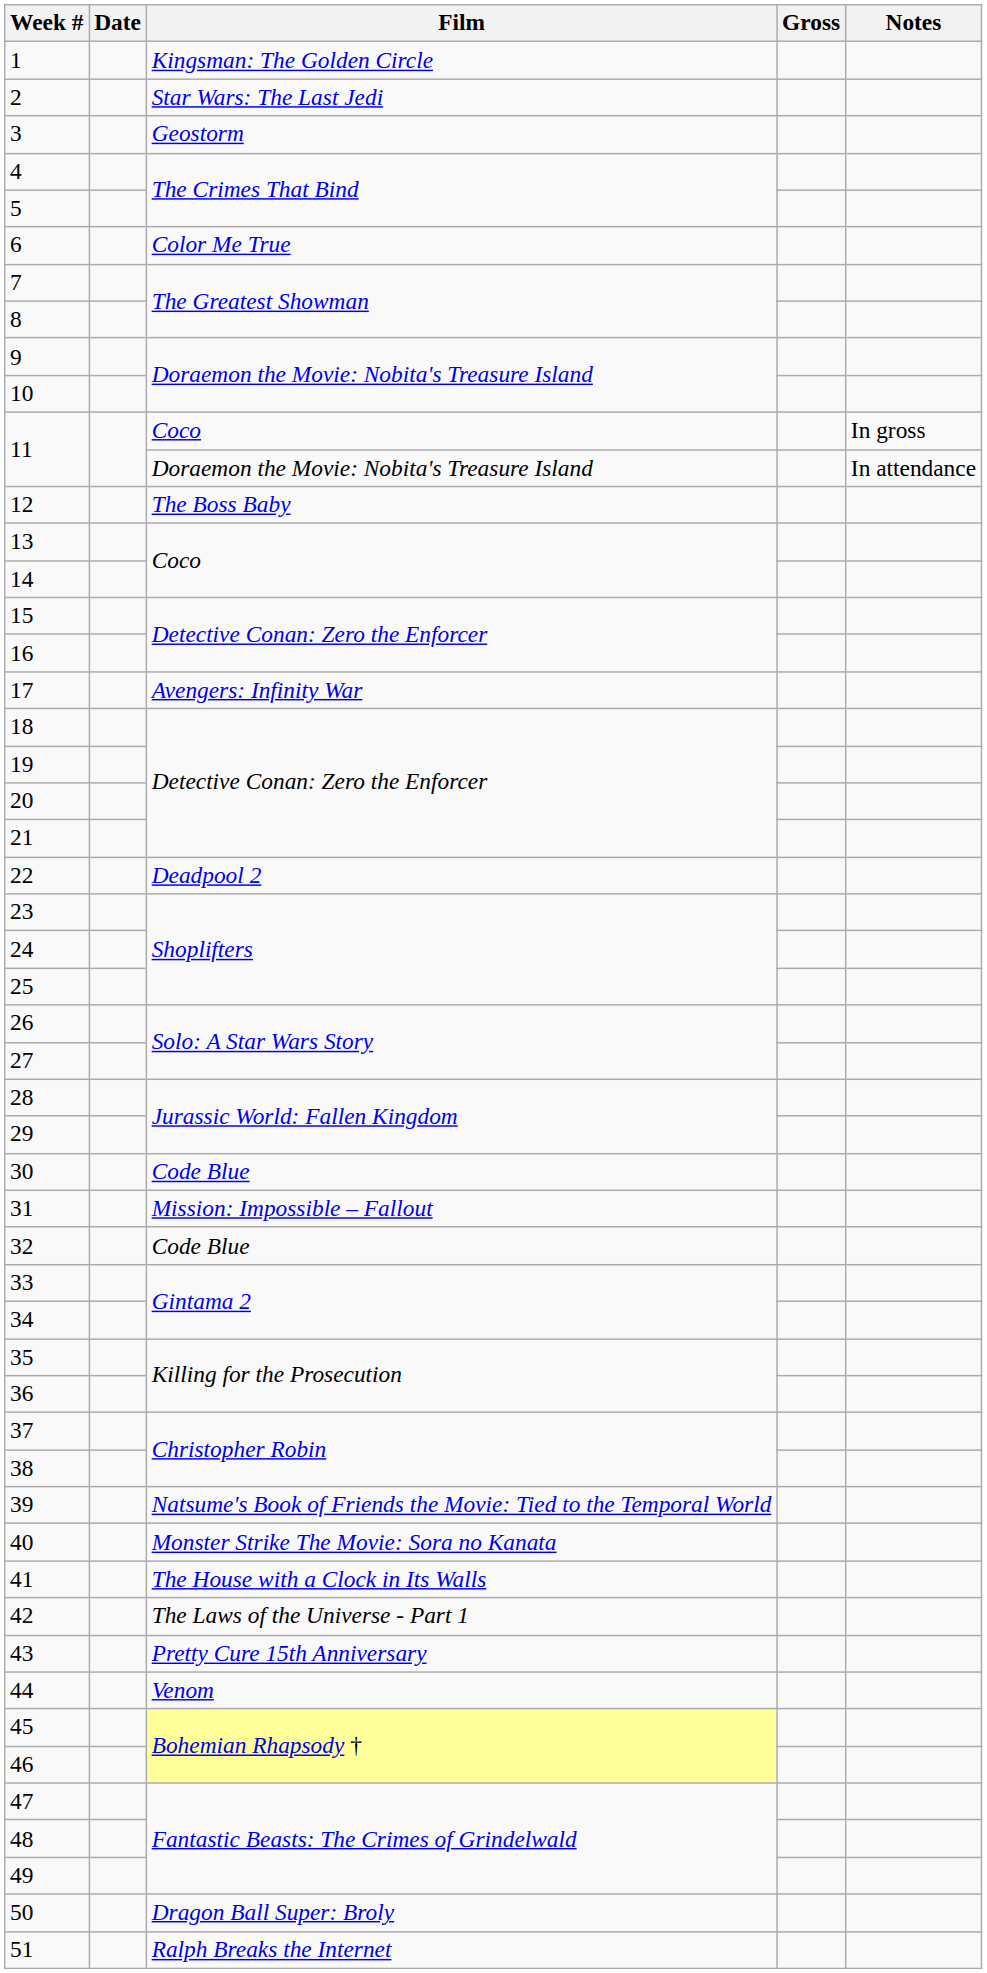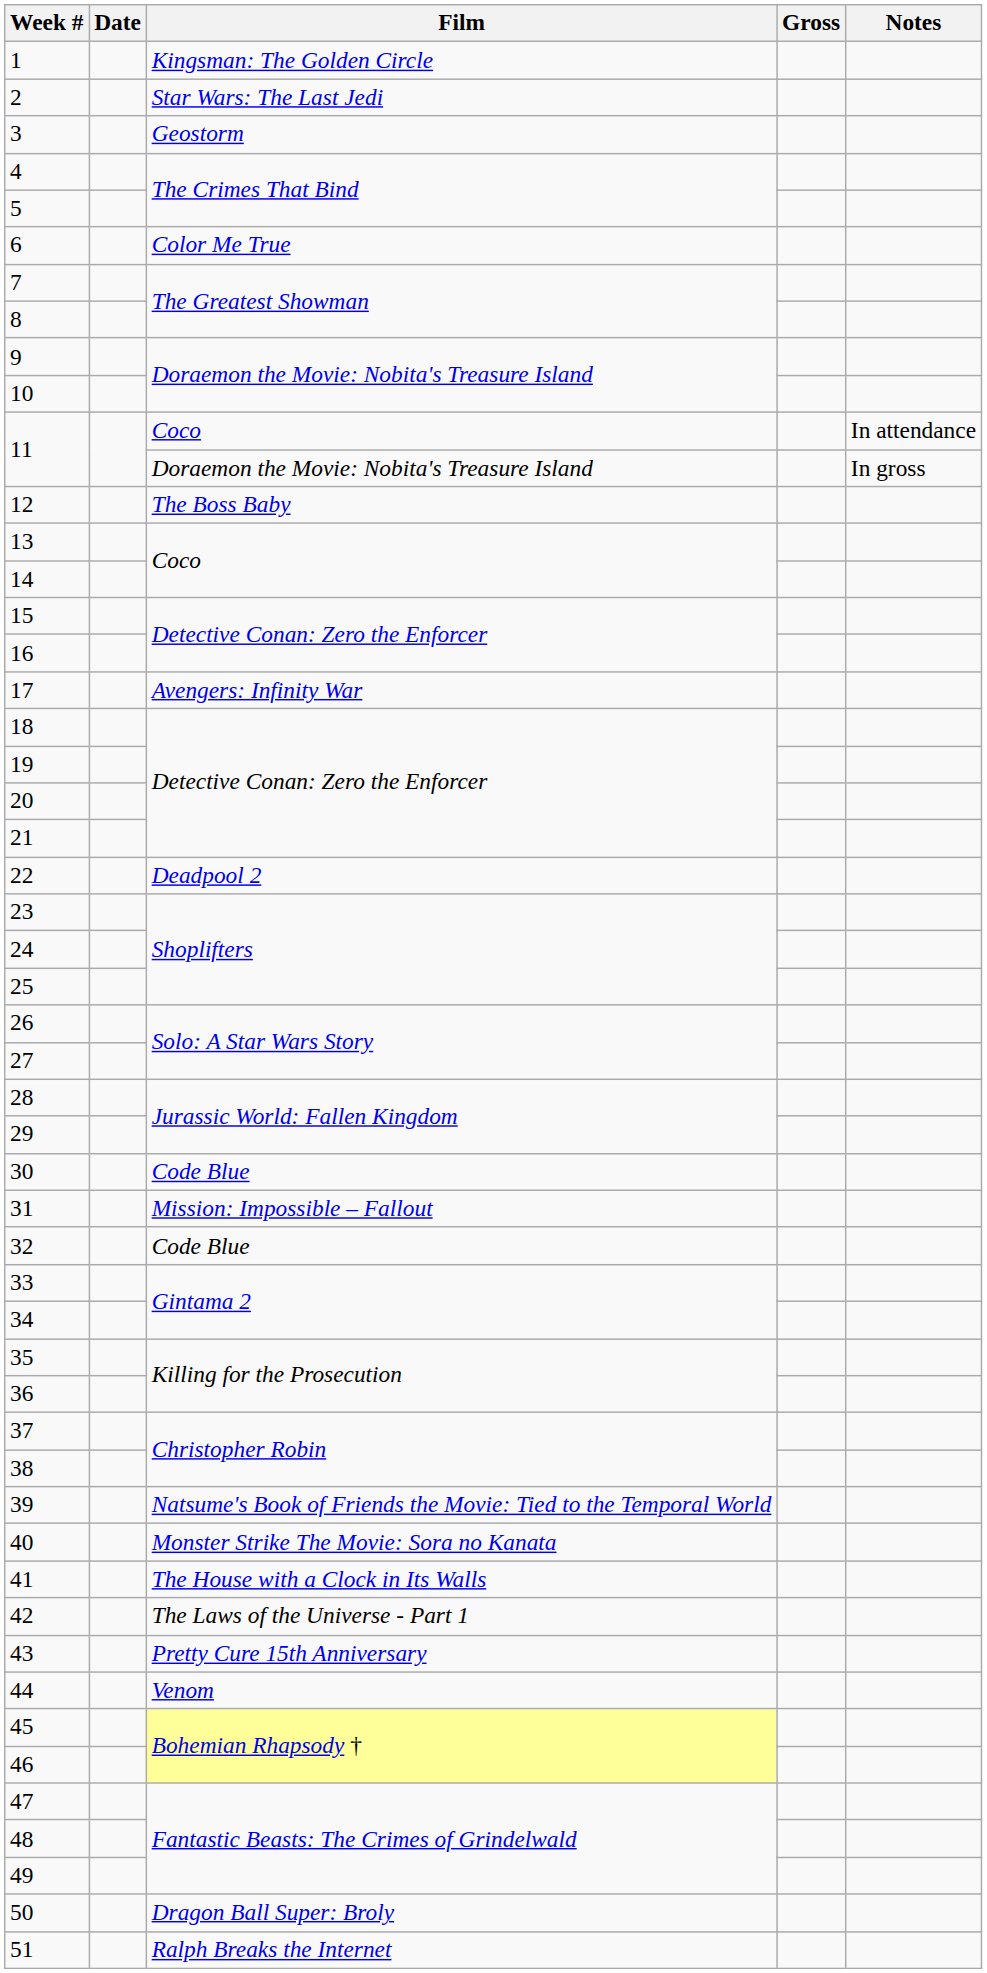(888, 430) In gross -> (913, 430) In attendance
(913, 467) In attendance -> (888, 467) In gross
